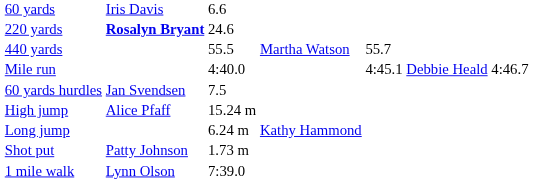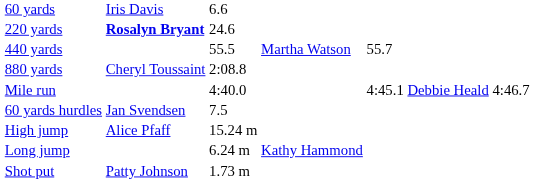+ row: (34, 69)
- row: (40, 171)
